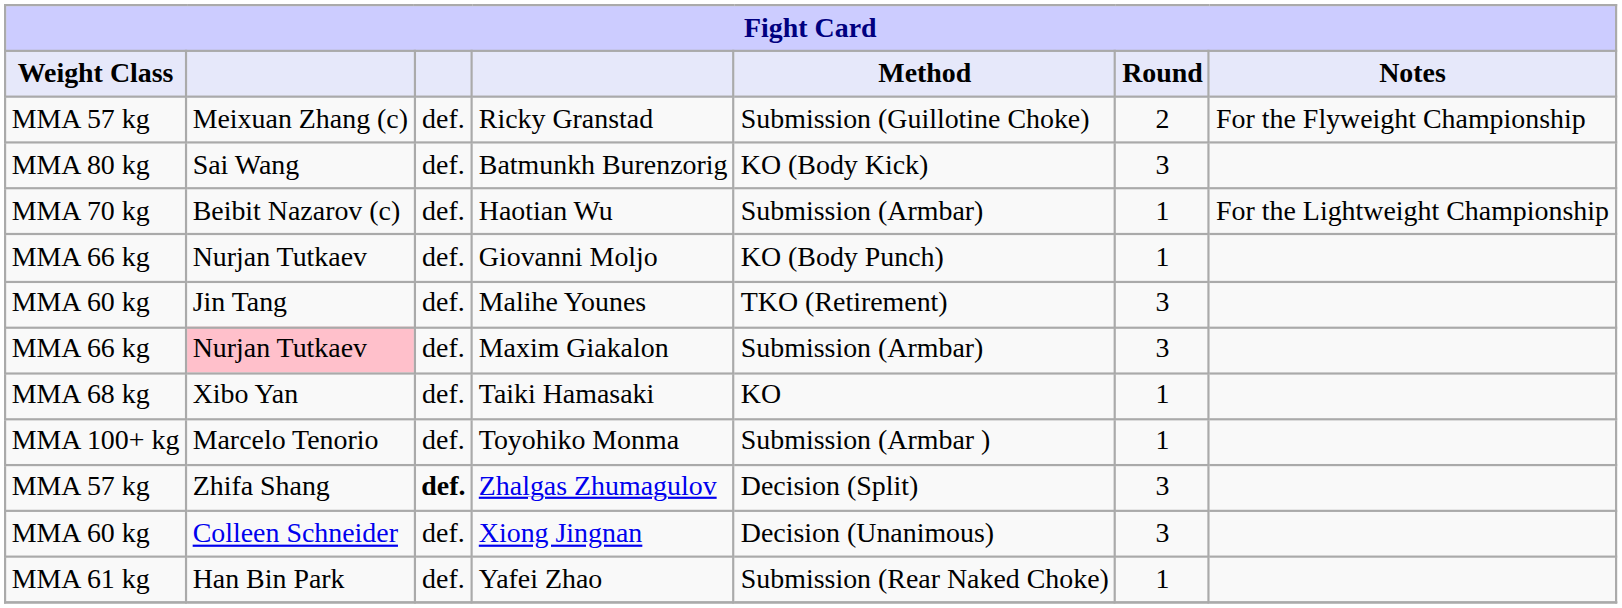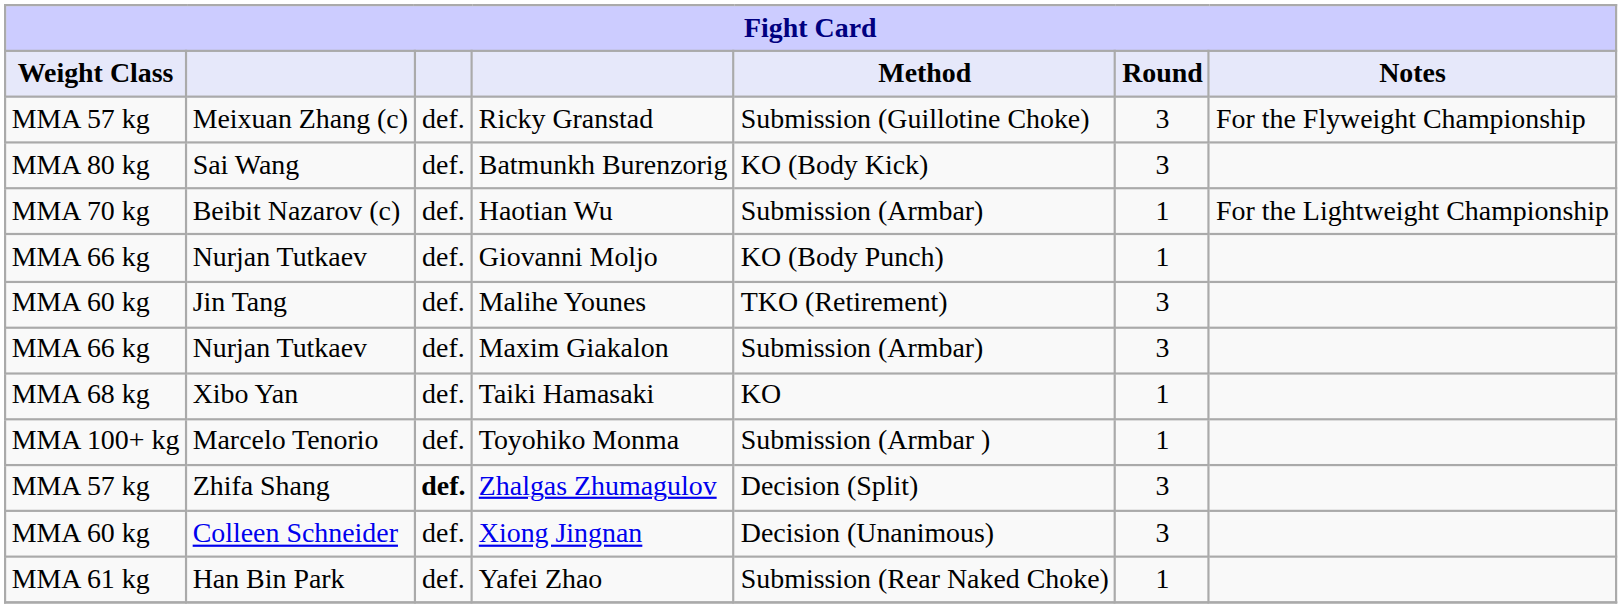(1162, 119) 2 -> (1162, 119) 3
(280, 349) pink background -> (280, 349) no background
